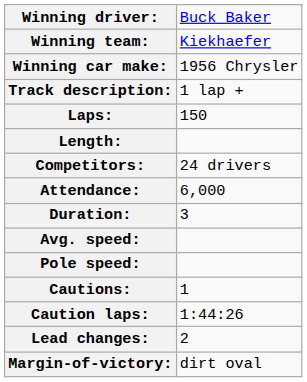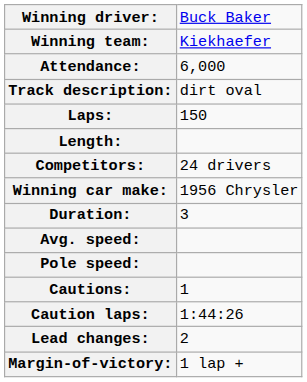rows swapped: (90, 67) <-> (90, 191)
(212, 91) 1 lap + -> (221, 91) dirt oval
(221, 364) dirt oval -> (212, 364) 1 lap +
